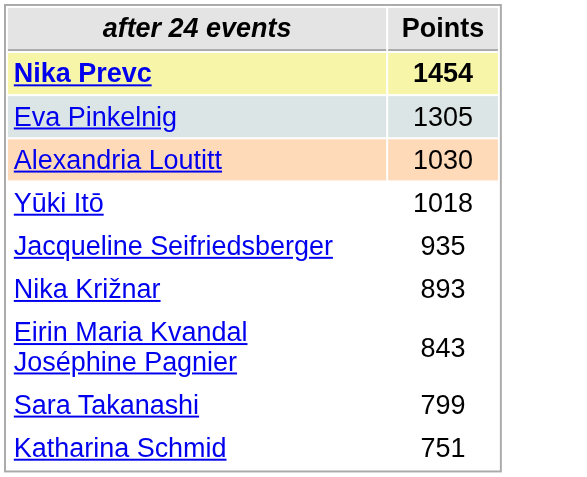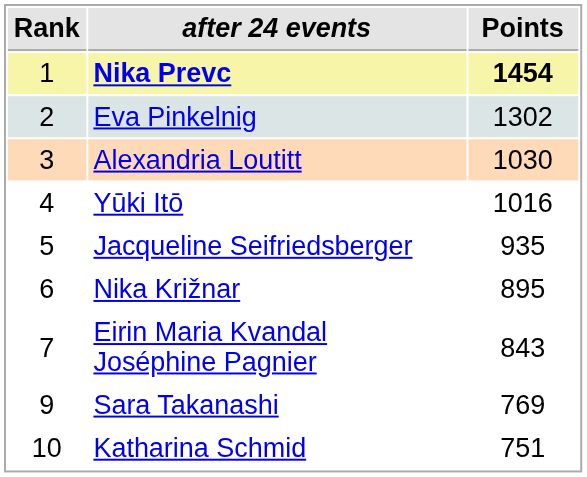+ column: (47, 28)
(443, 117) 1305 -> (523, 117) 1302
(443, 203) 1018 -> (523, 203) 1016
(443, 289) 893 -> (523, 289) 895
(443, 405) 799 -> (523, 405) 769
